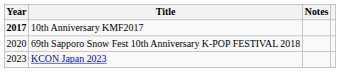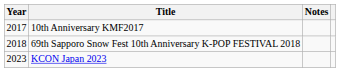(17, 28) bold -> (17, 28) normal
(17, 43) 2020 -> (17, 43) 2018
